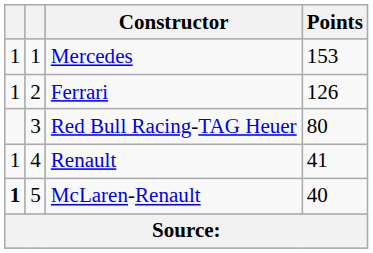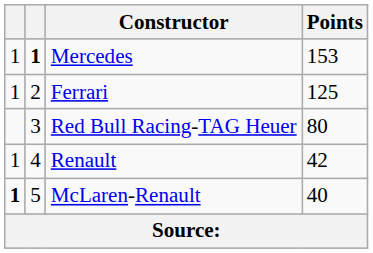(36, 56) normal -> (36, 56) bold
(322, 91) 126 -> (322, 91) 125
(317, 160) 41 -> (317, 160) 42
